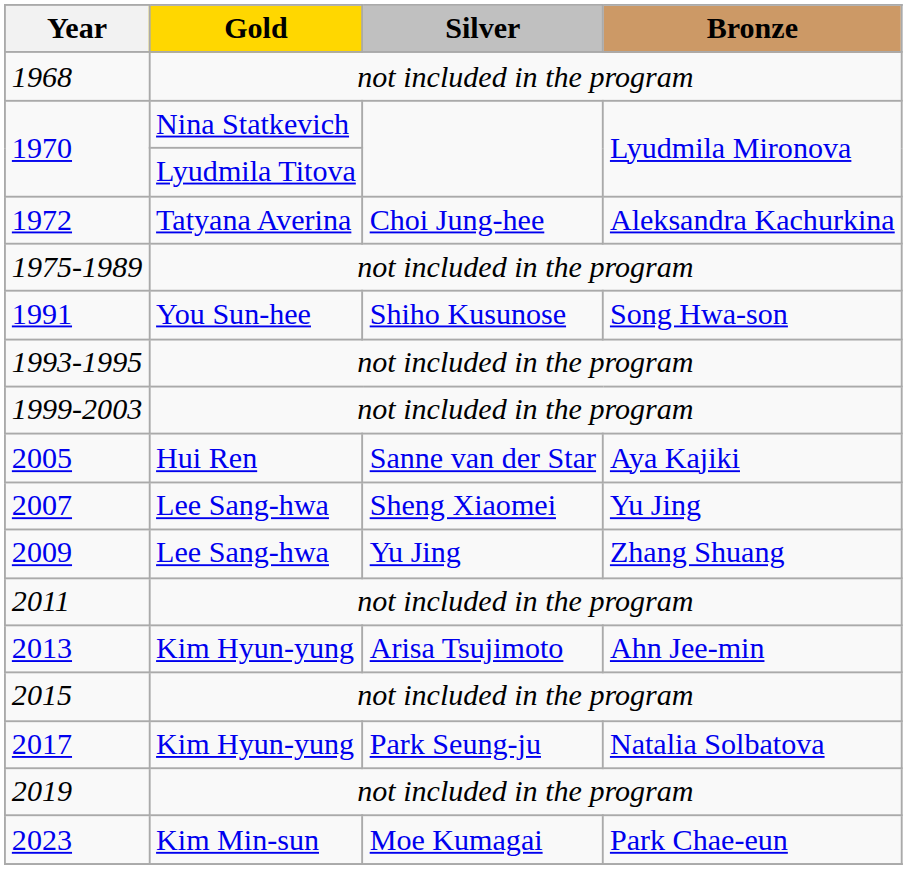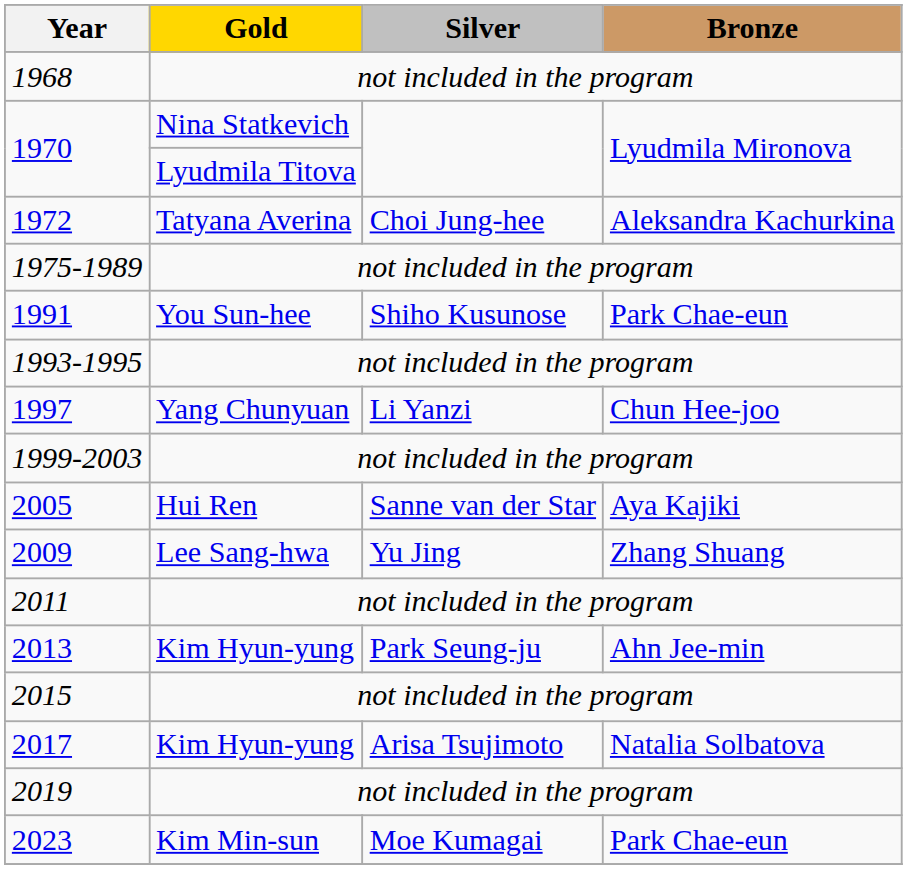(699, 314) Song Hwa-son -> (699, 314) Park Chae-eun
+ row: (42, 409)
- row: (42, 505)
(467, 648) Arisa Tsujimoto -> (455, 648) Park Seung-ju
(455, 743) Park Seung-ju -> (467, 743) Arisa Tsujimoto
